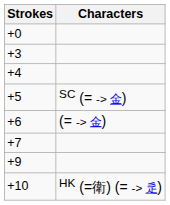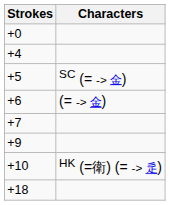- row: (14, 53)
+ row: (18, 190)
